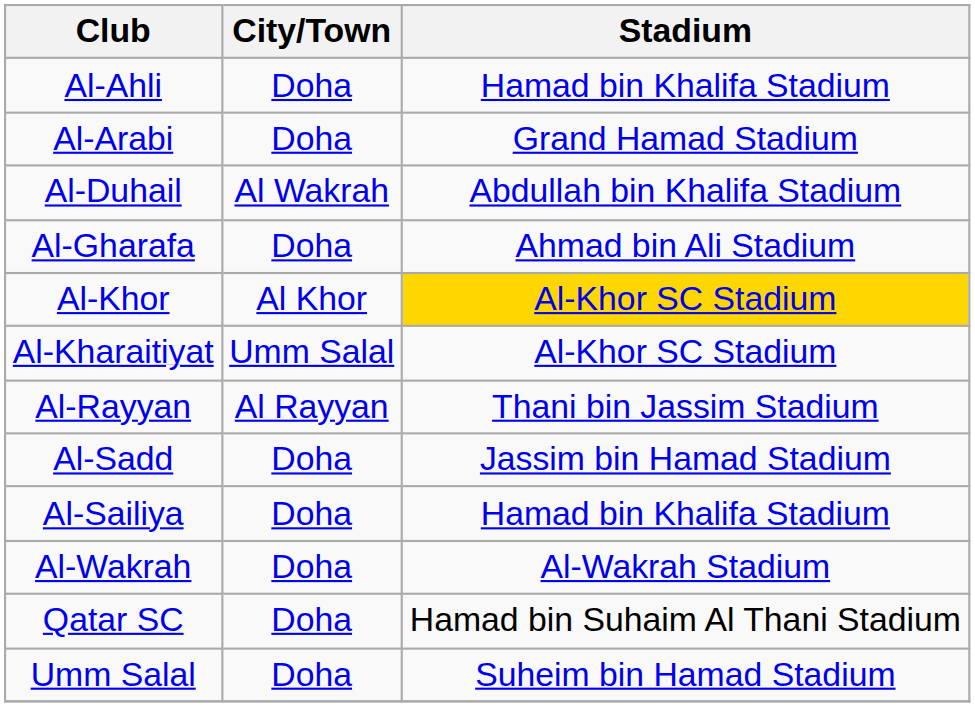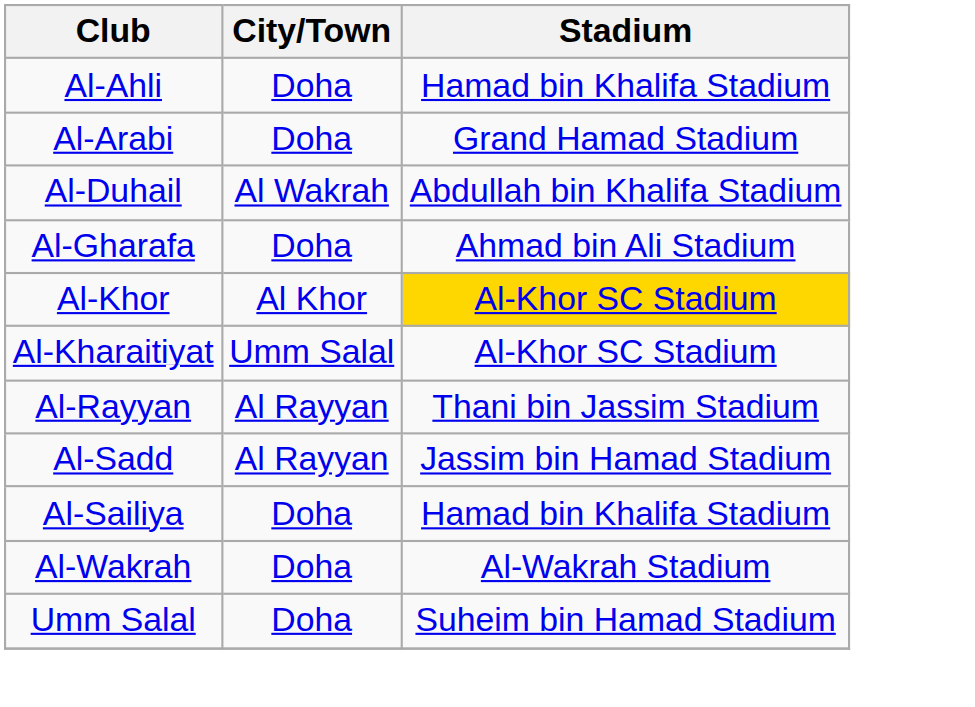(312, 459) Doha -> (312, 459) Al Rayyan
- row: (113, 620)
